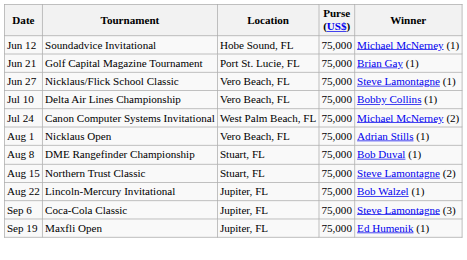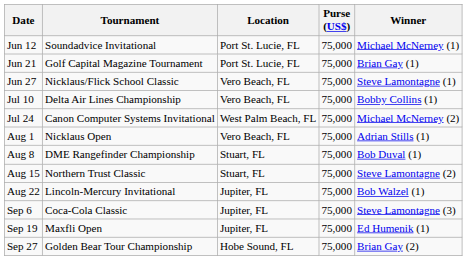(257, 45) Hobe Sound, FL -> (260, 45) Port St. Lucie, FL
+ row: (22, 246)
